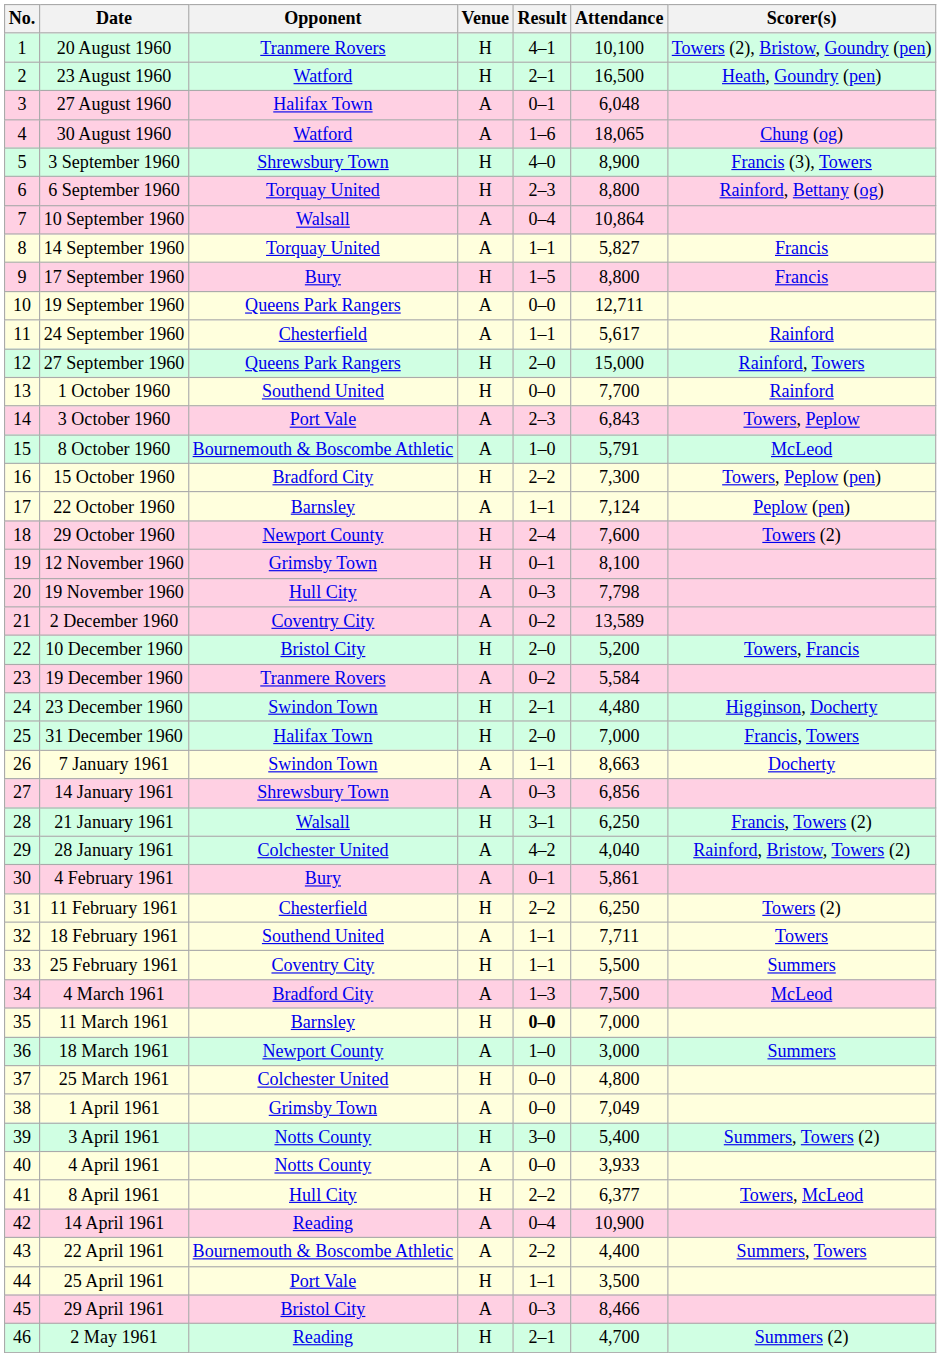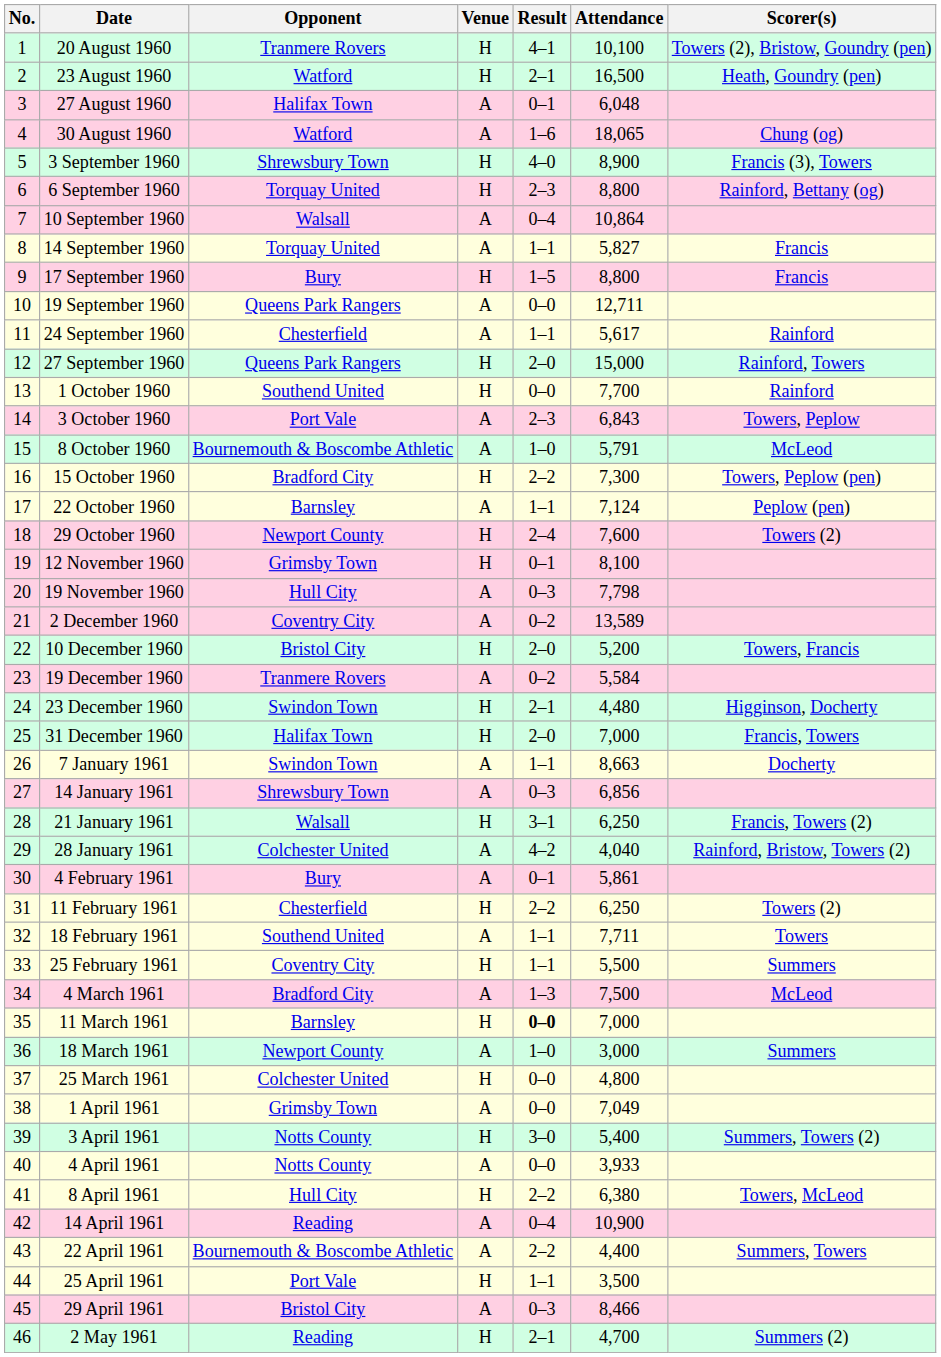(619, 1194) 6,377 -> (619, 1194) 6,380
